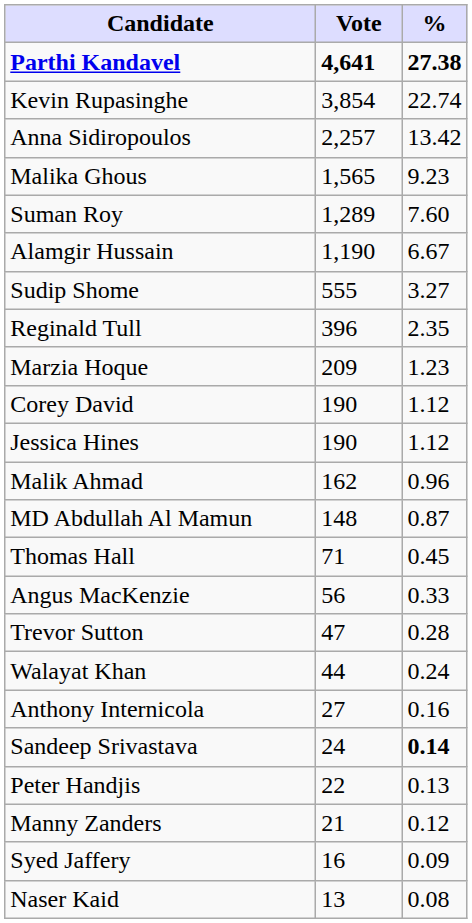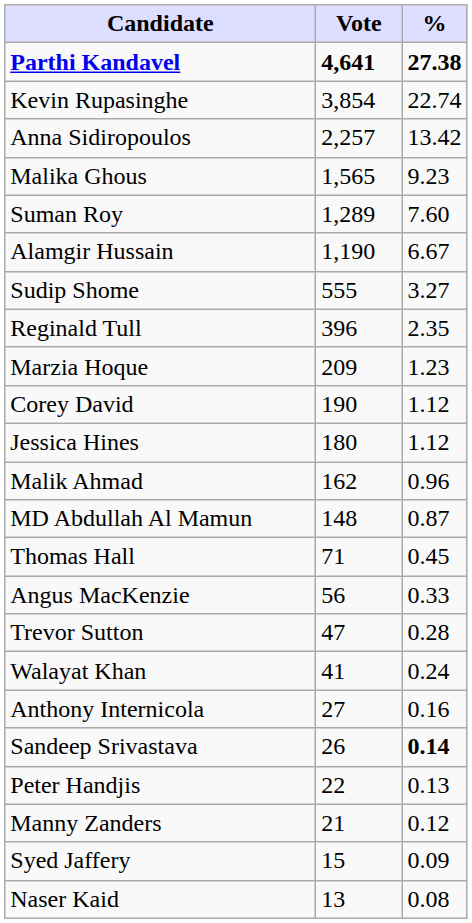(339, 442) 190 -> (339, 442) 180
(333, 670) 44 -> (333, 670) 41
(333, 746) 24 -> (333, 746) 26
(333, 860) 16 -> (333, 860) 15
